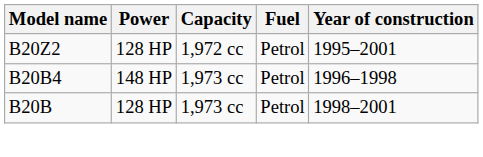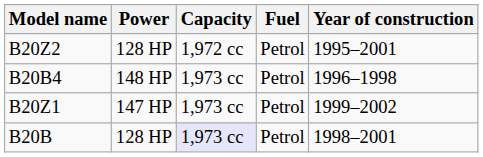+ row: (35, 107)
(212, 107) no background -> (212, 136) lavender background
